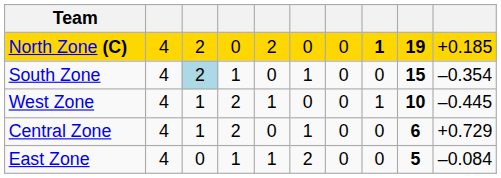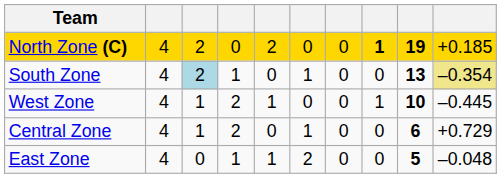(415, 74) 15 -> (415, 74) 13
(465, 74) no background -> (465, 74) khaki background
(465, 159) –0.084 -> (465, 159) –0.048
